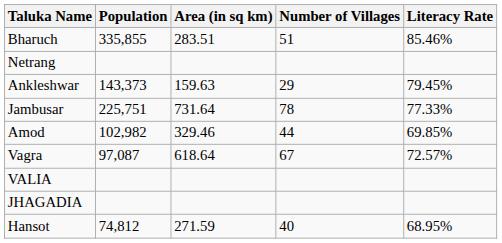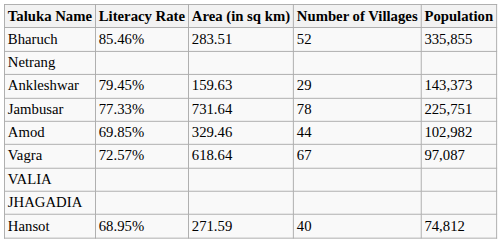columns swapped: (133, 16) <-> (450, 16)
(287, 39) 51 -> (304, 39) 52
